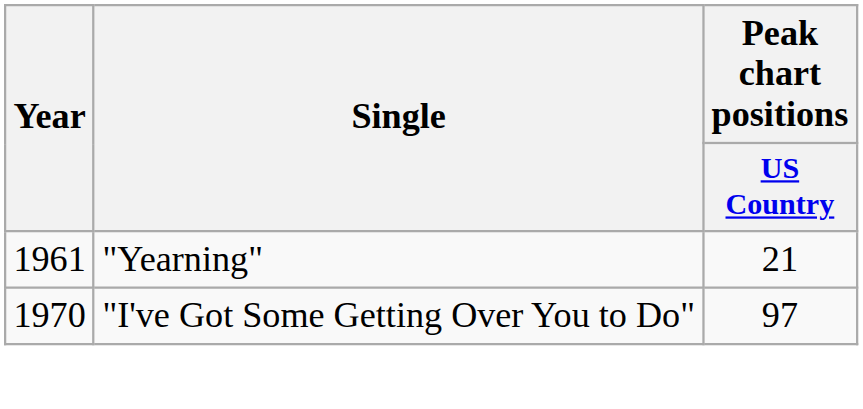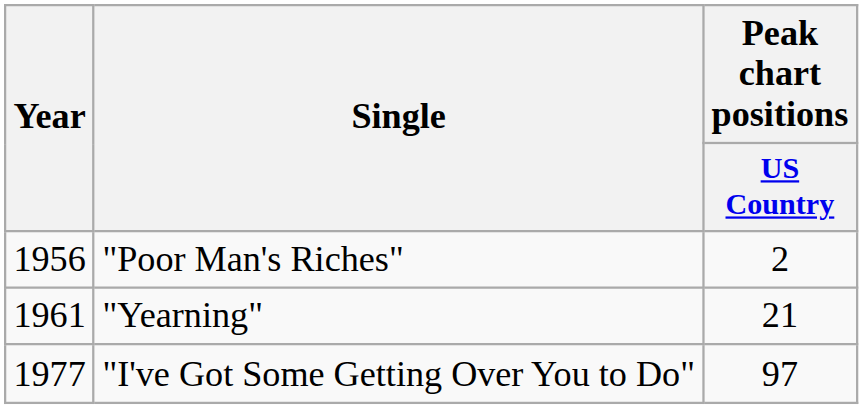+ row: (253, 258)
(50, 315) 1970 -> (50, 373) 1977
